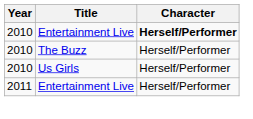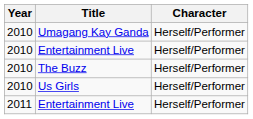+ row: (20, 31)
(188, 31) bold -> (200, 50) normal
